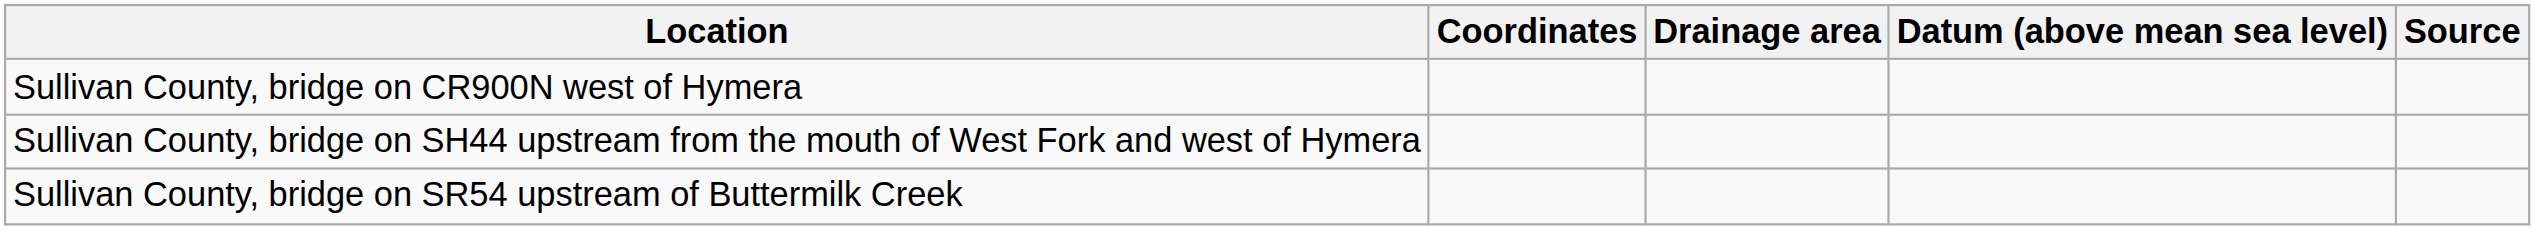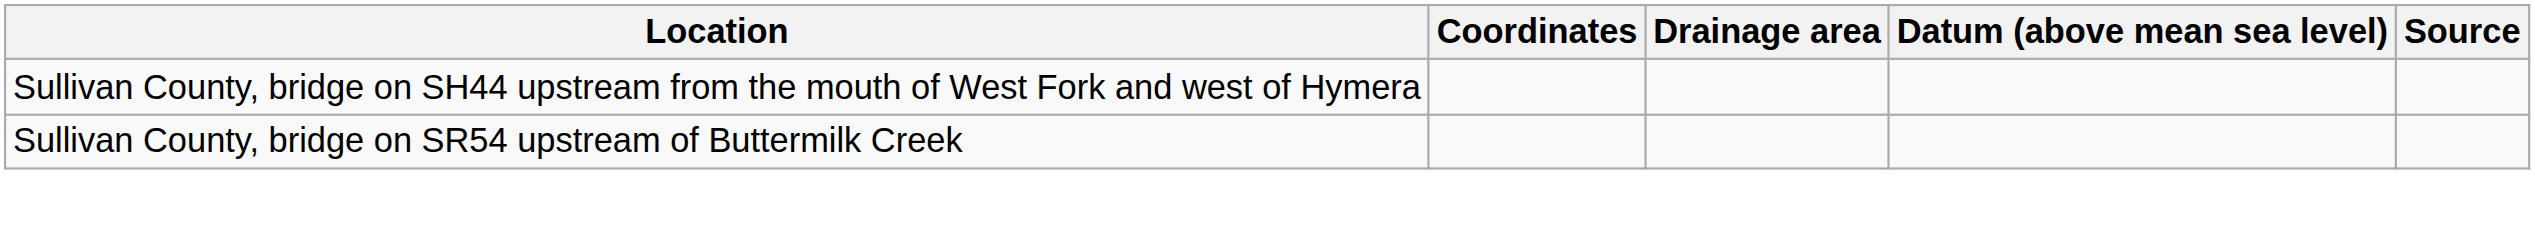- row: (408, 86)
